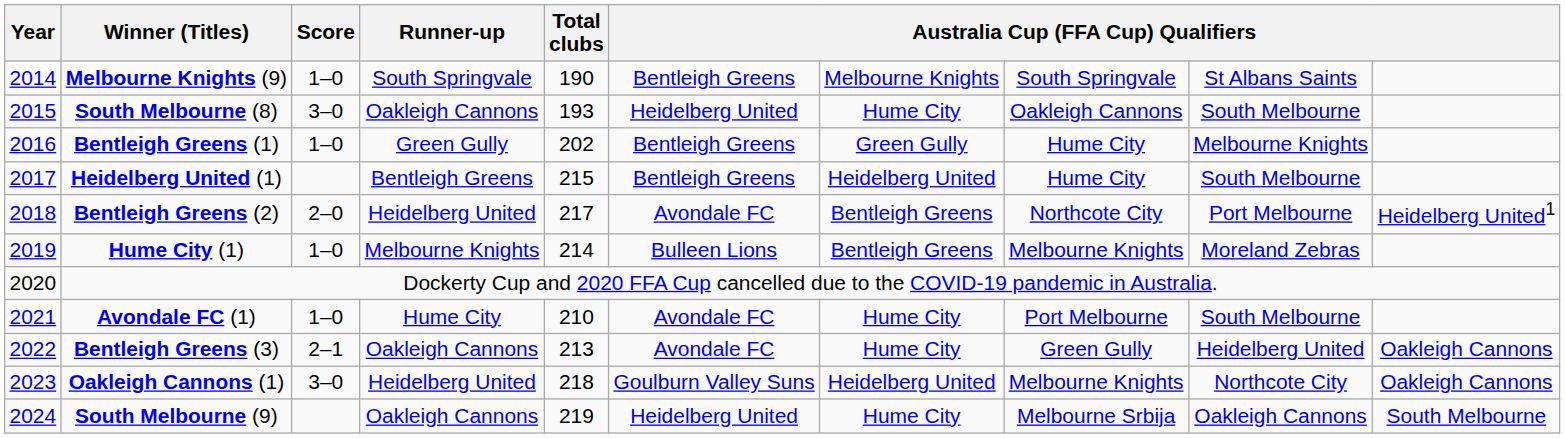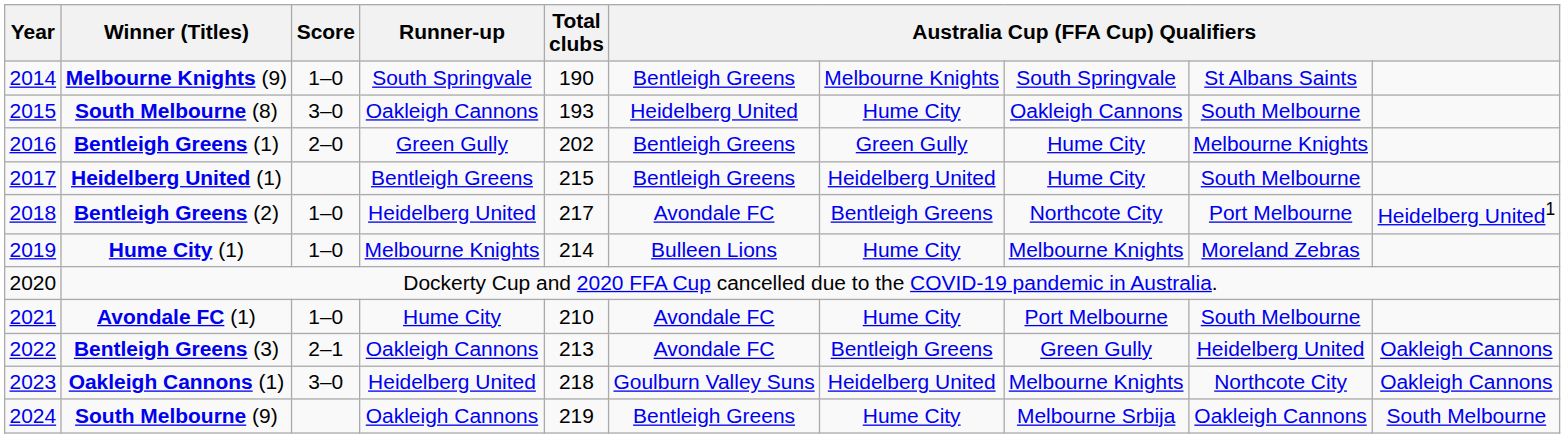(326, 144) 1–0 -> (326, 144) 2–0
(326, 213) 2–0 -> (326, 213) 1–0
(912, 249) Bentleigh Greens -> (912, 249) Hume City
(912, 349) Hume City -> (912, 349) Bentleigh Greens
(714, 416) Heidelberg United -> (714, 416) Bentleigh Greens
